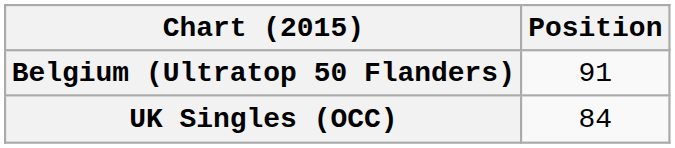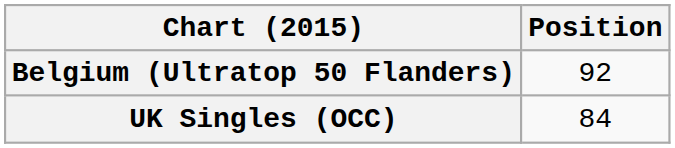(595, 73) 91 -> (595, 73) 92
